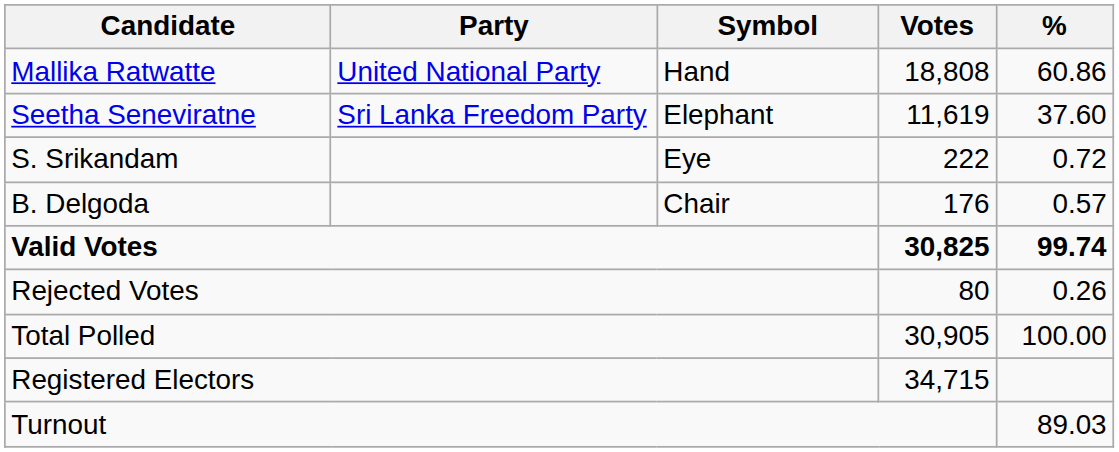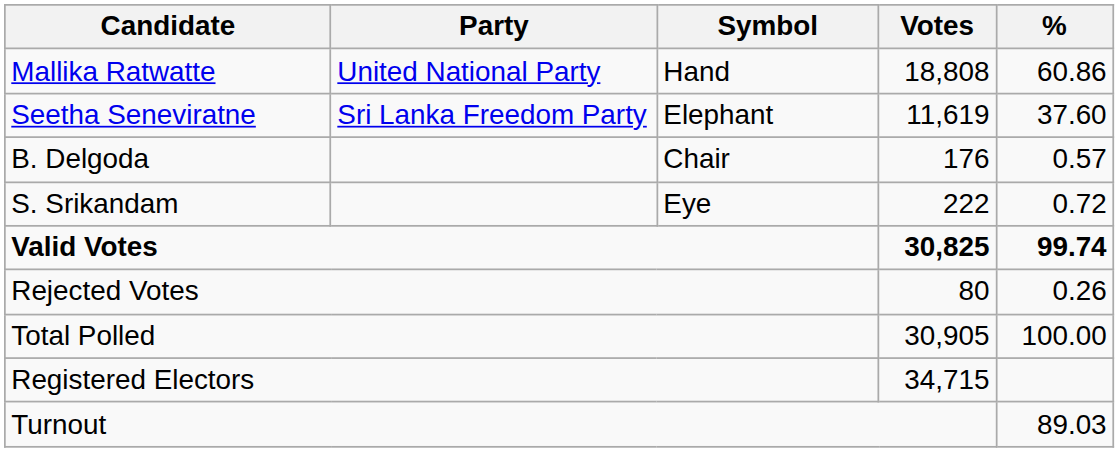rows swapped: (95, 159) <-> (80, 203)
